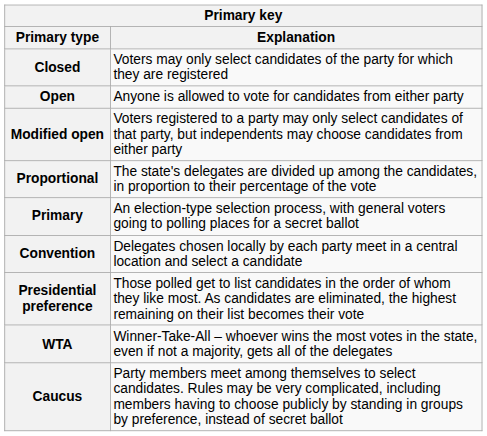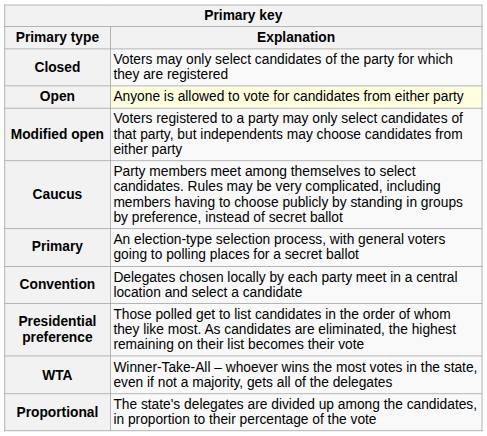(289, 96) no background -> (289, 96) lightyellow background
rows swapped: (57, 396) <-> (57, 179)
